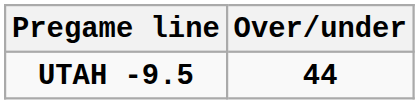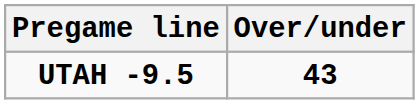(320, 76) 44 -> (320, 76) 43
